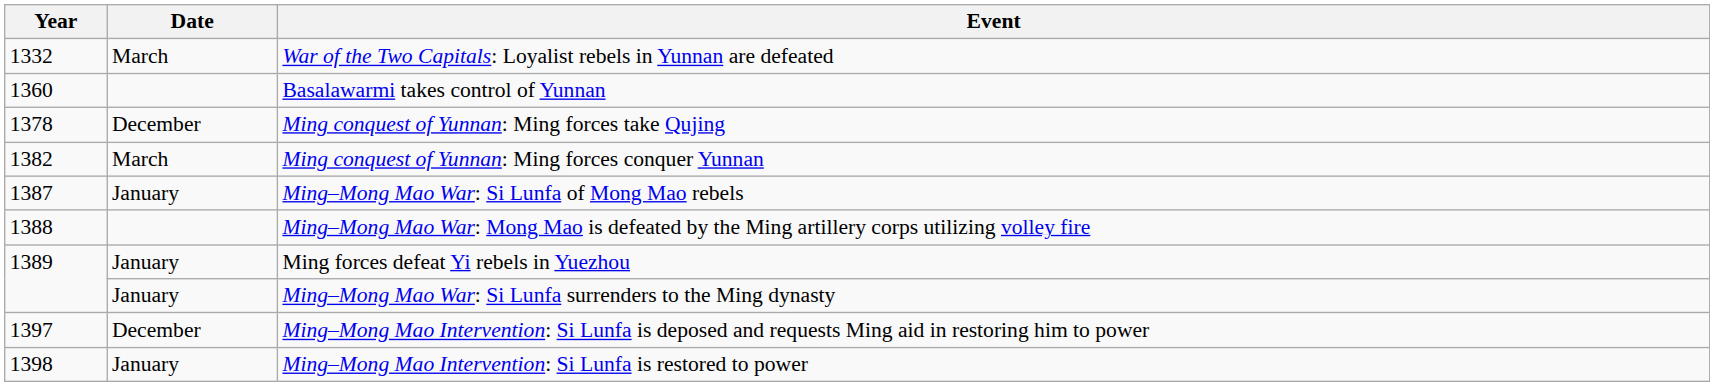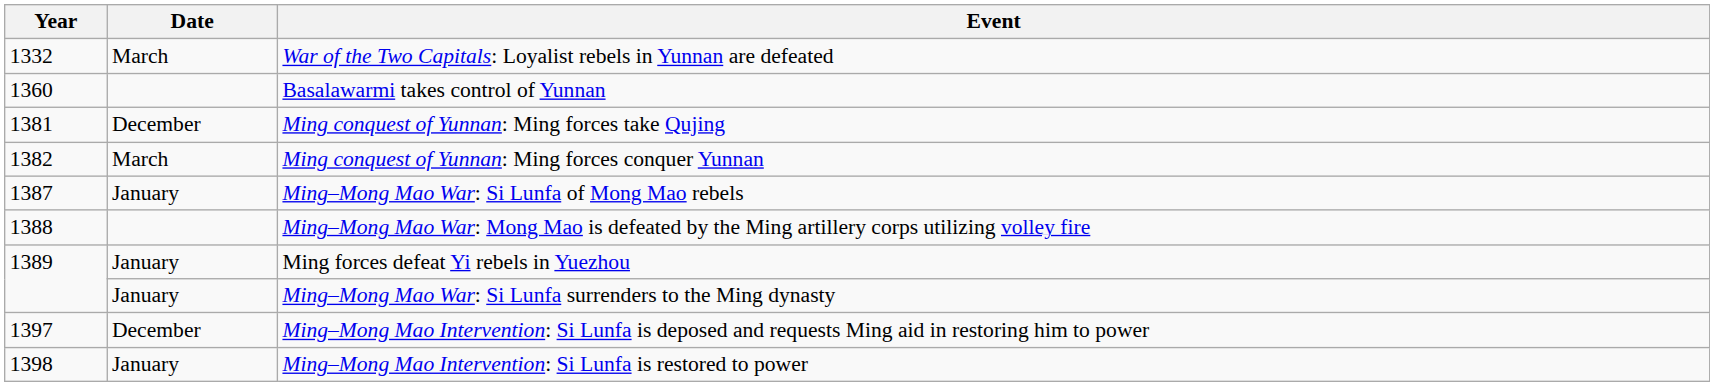(31, 124) 1378 -> (31, 124) 1381
